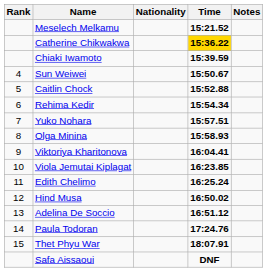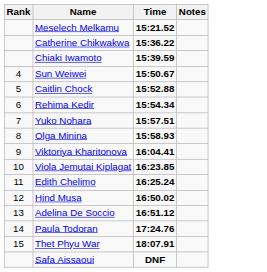- column: (161, 12)
(209, 43) gold background -> (155, 43) no background
